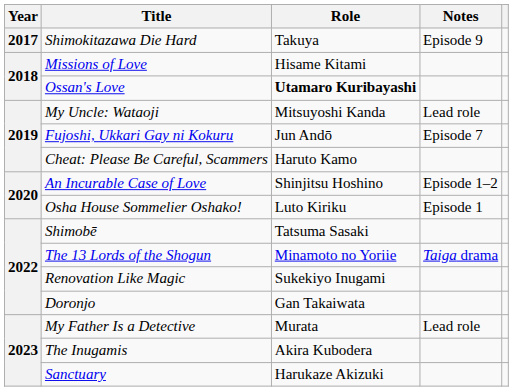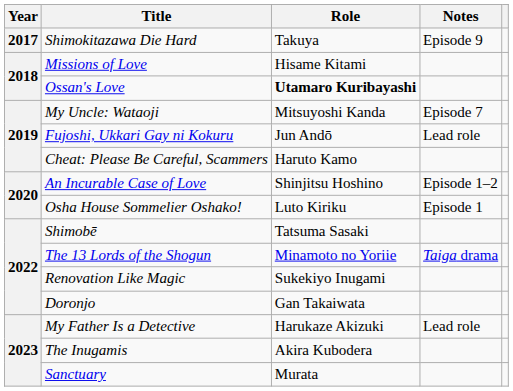(452, 111) Lead role -> (453, 111) Episode 7
(453, 135) Episode 7 -> (452, 135) Lead role
(297, 326) Murata -> (329, 326) Harukaze Akizuki
(329, 374) Harukaze Akizuki -> (297, 374) Murata
